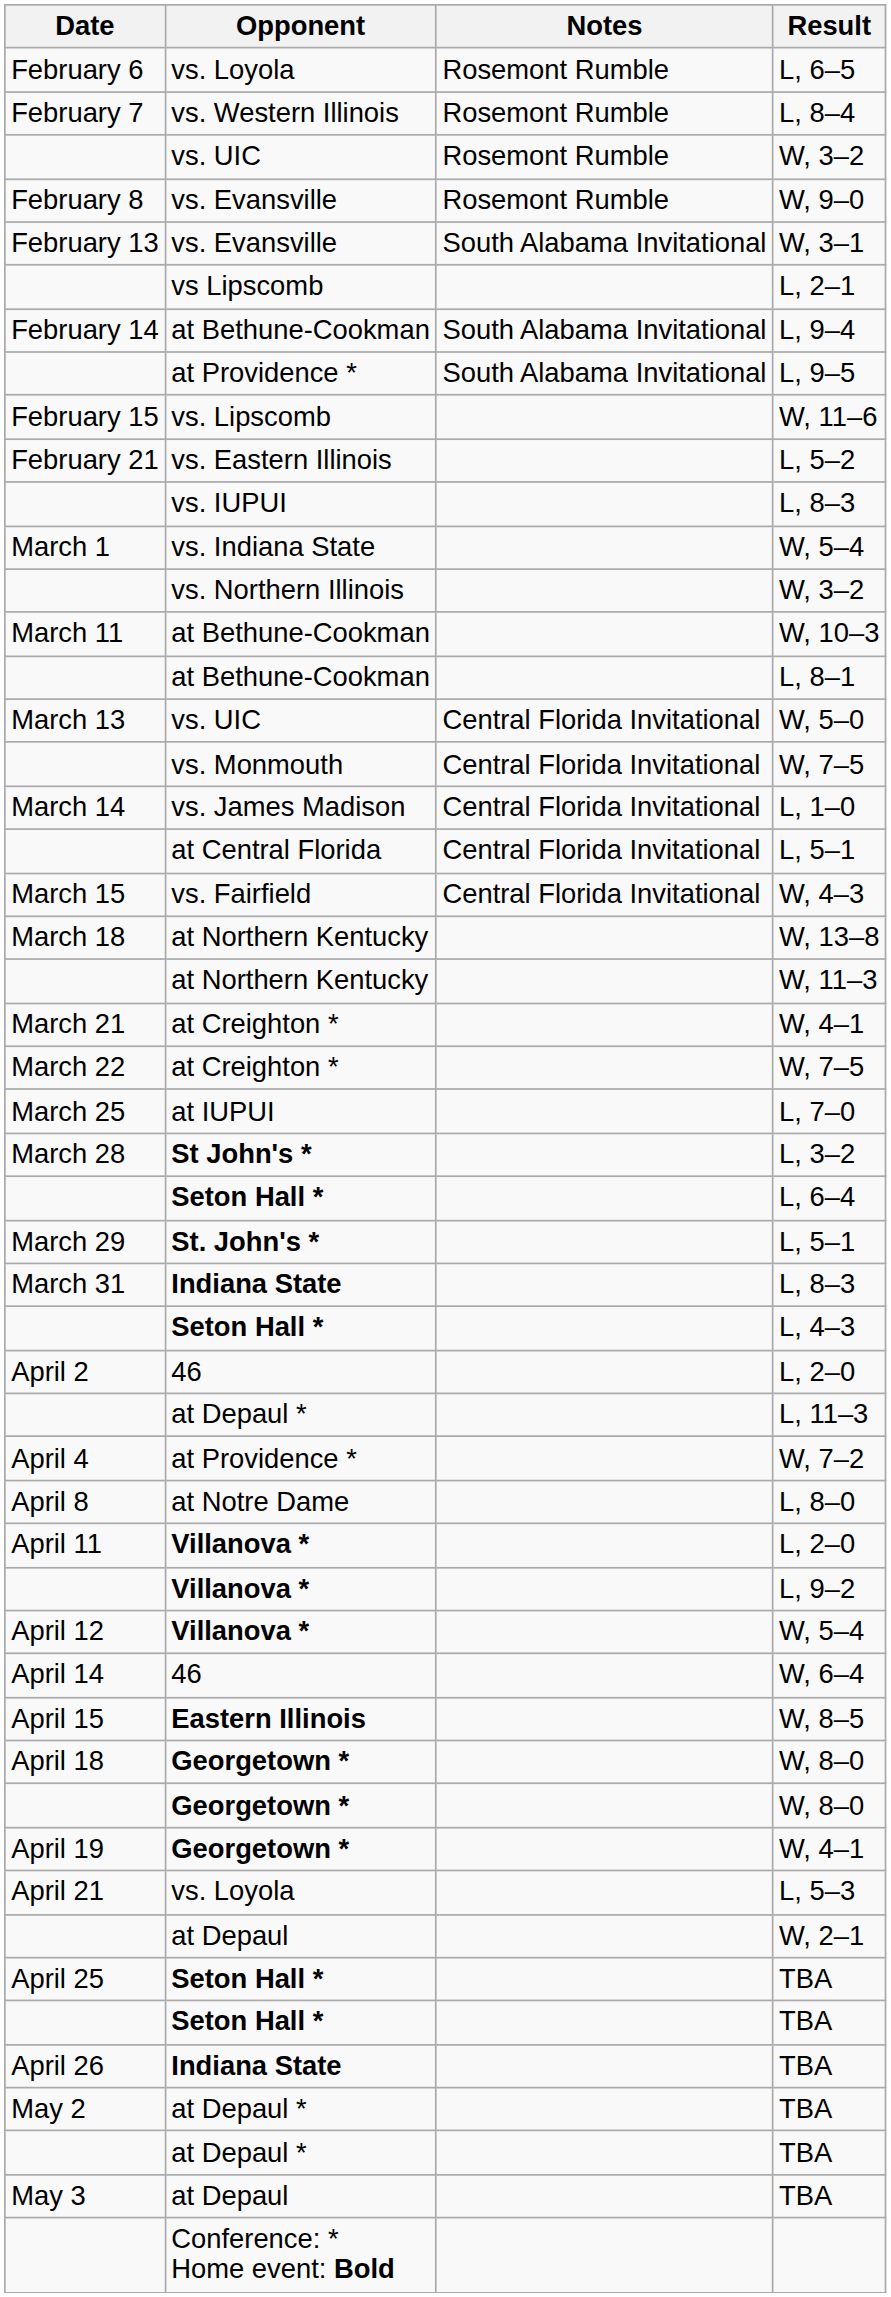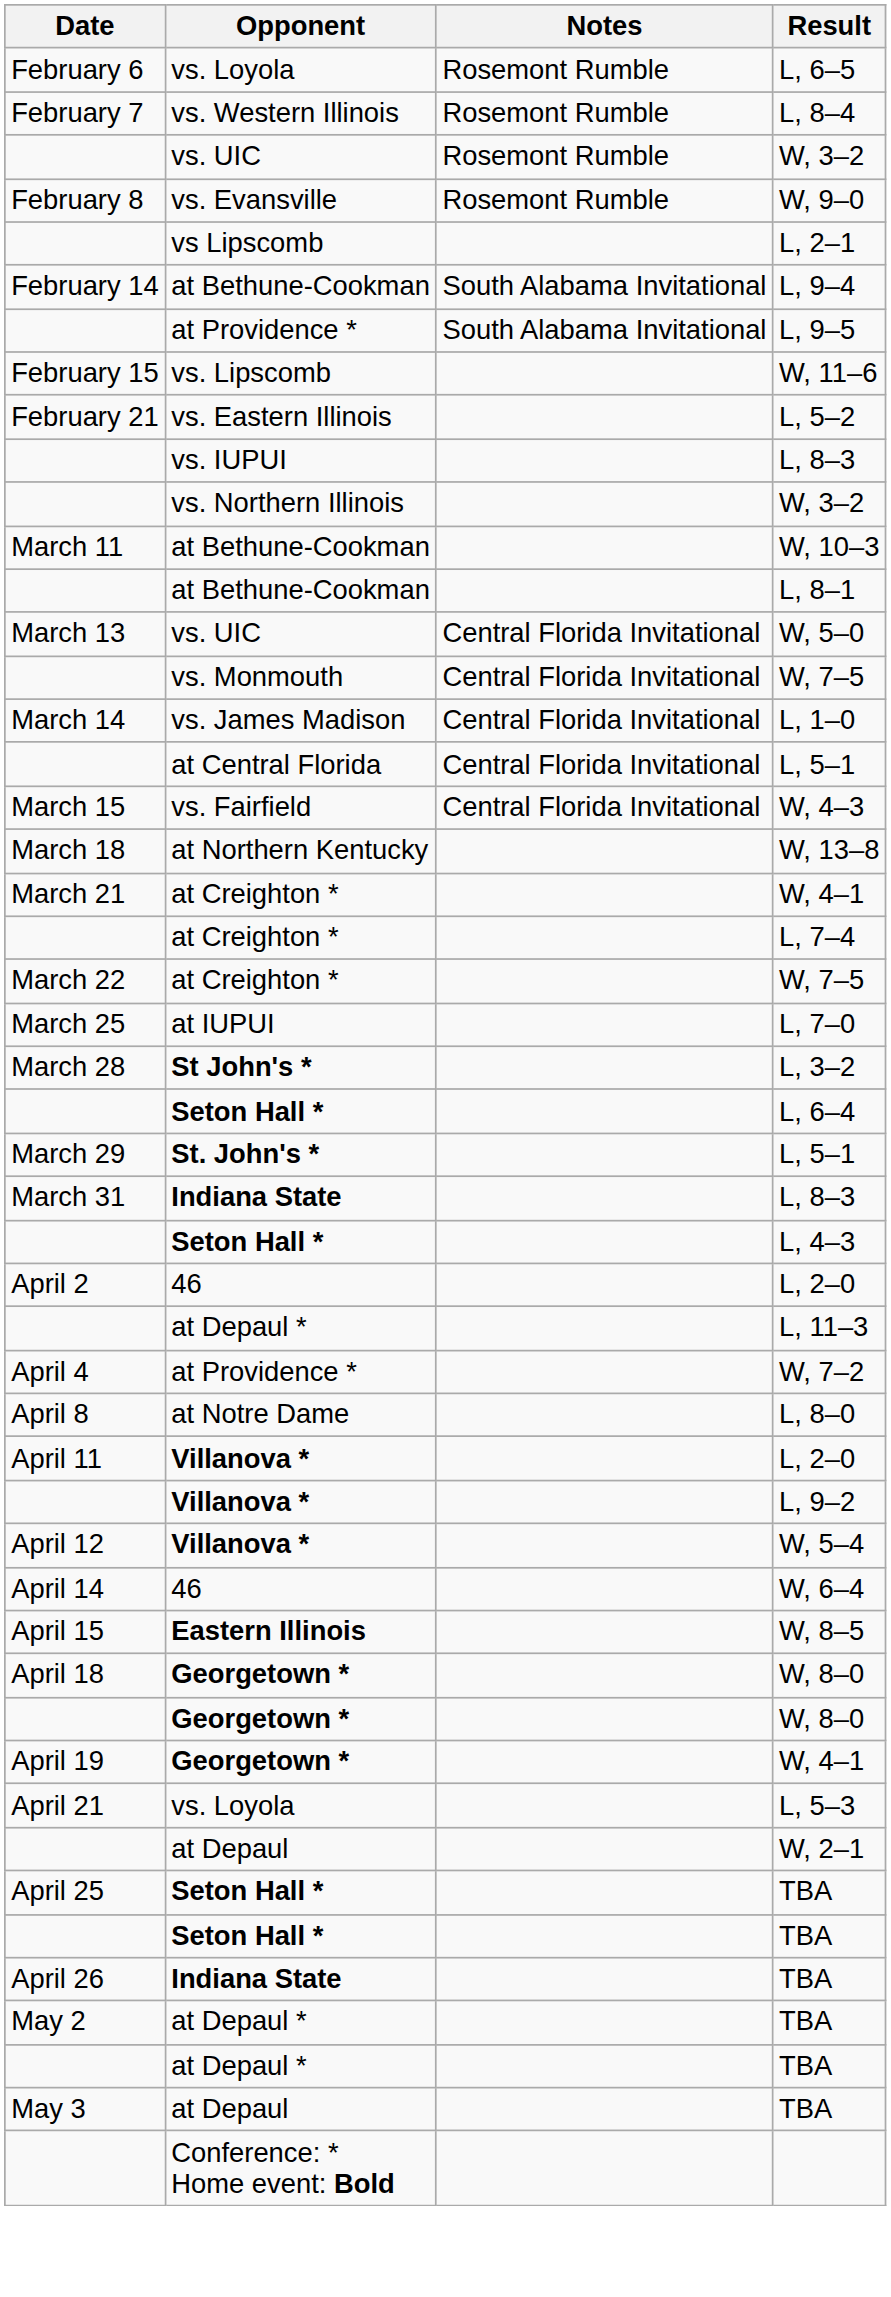- row: (85, 243)
- row: (61, 546)
- row: (85, 981)
+ row: (85, 938)
